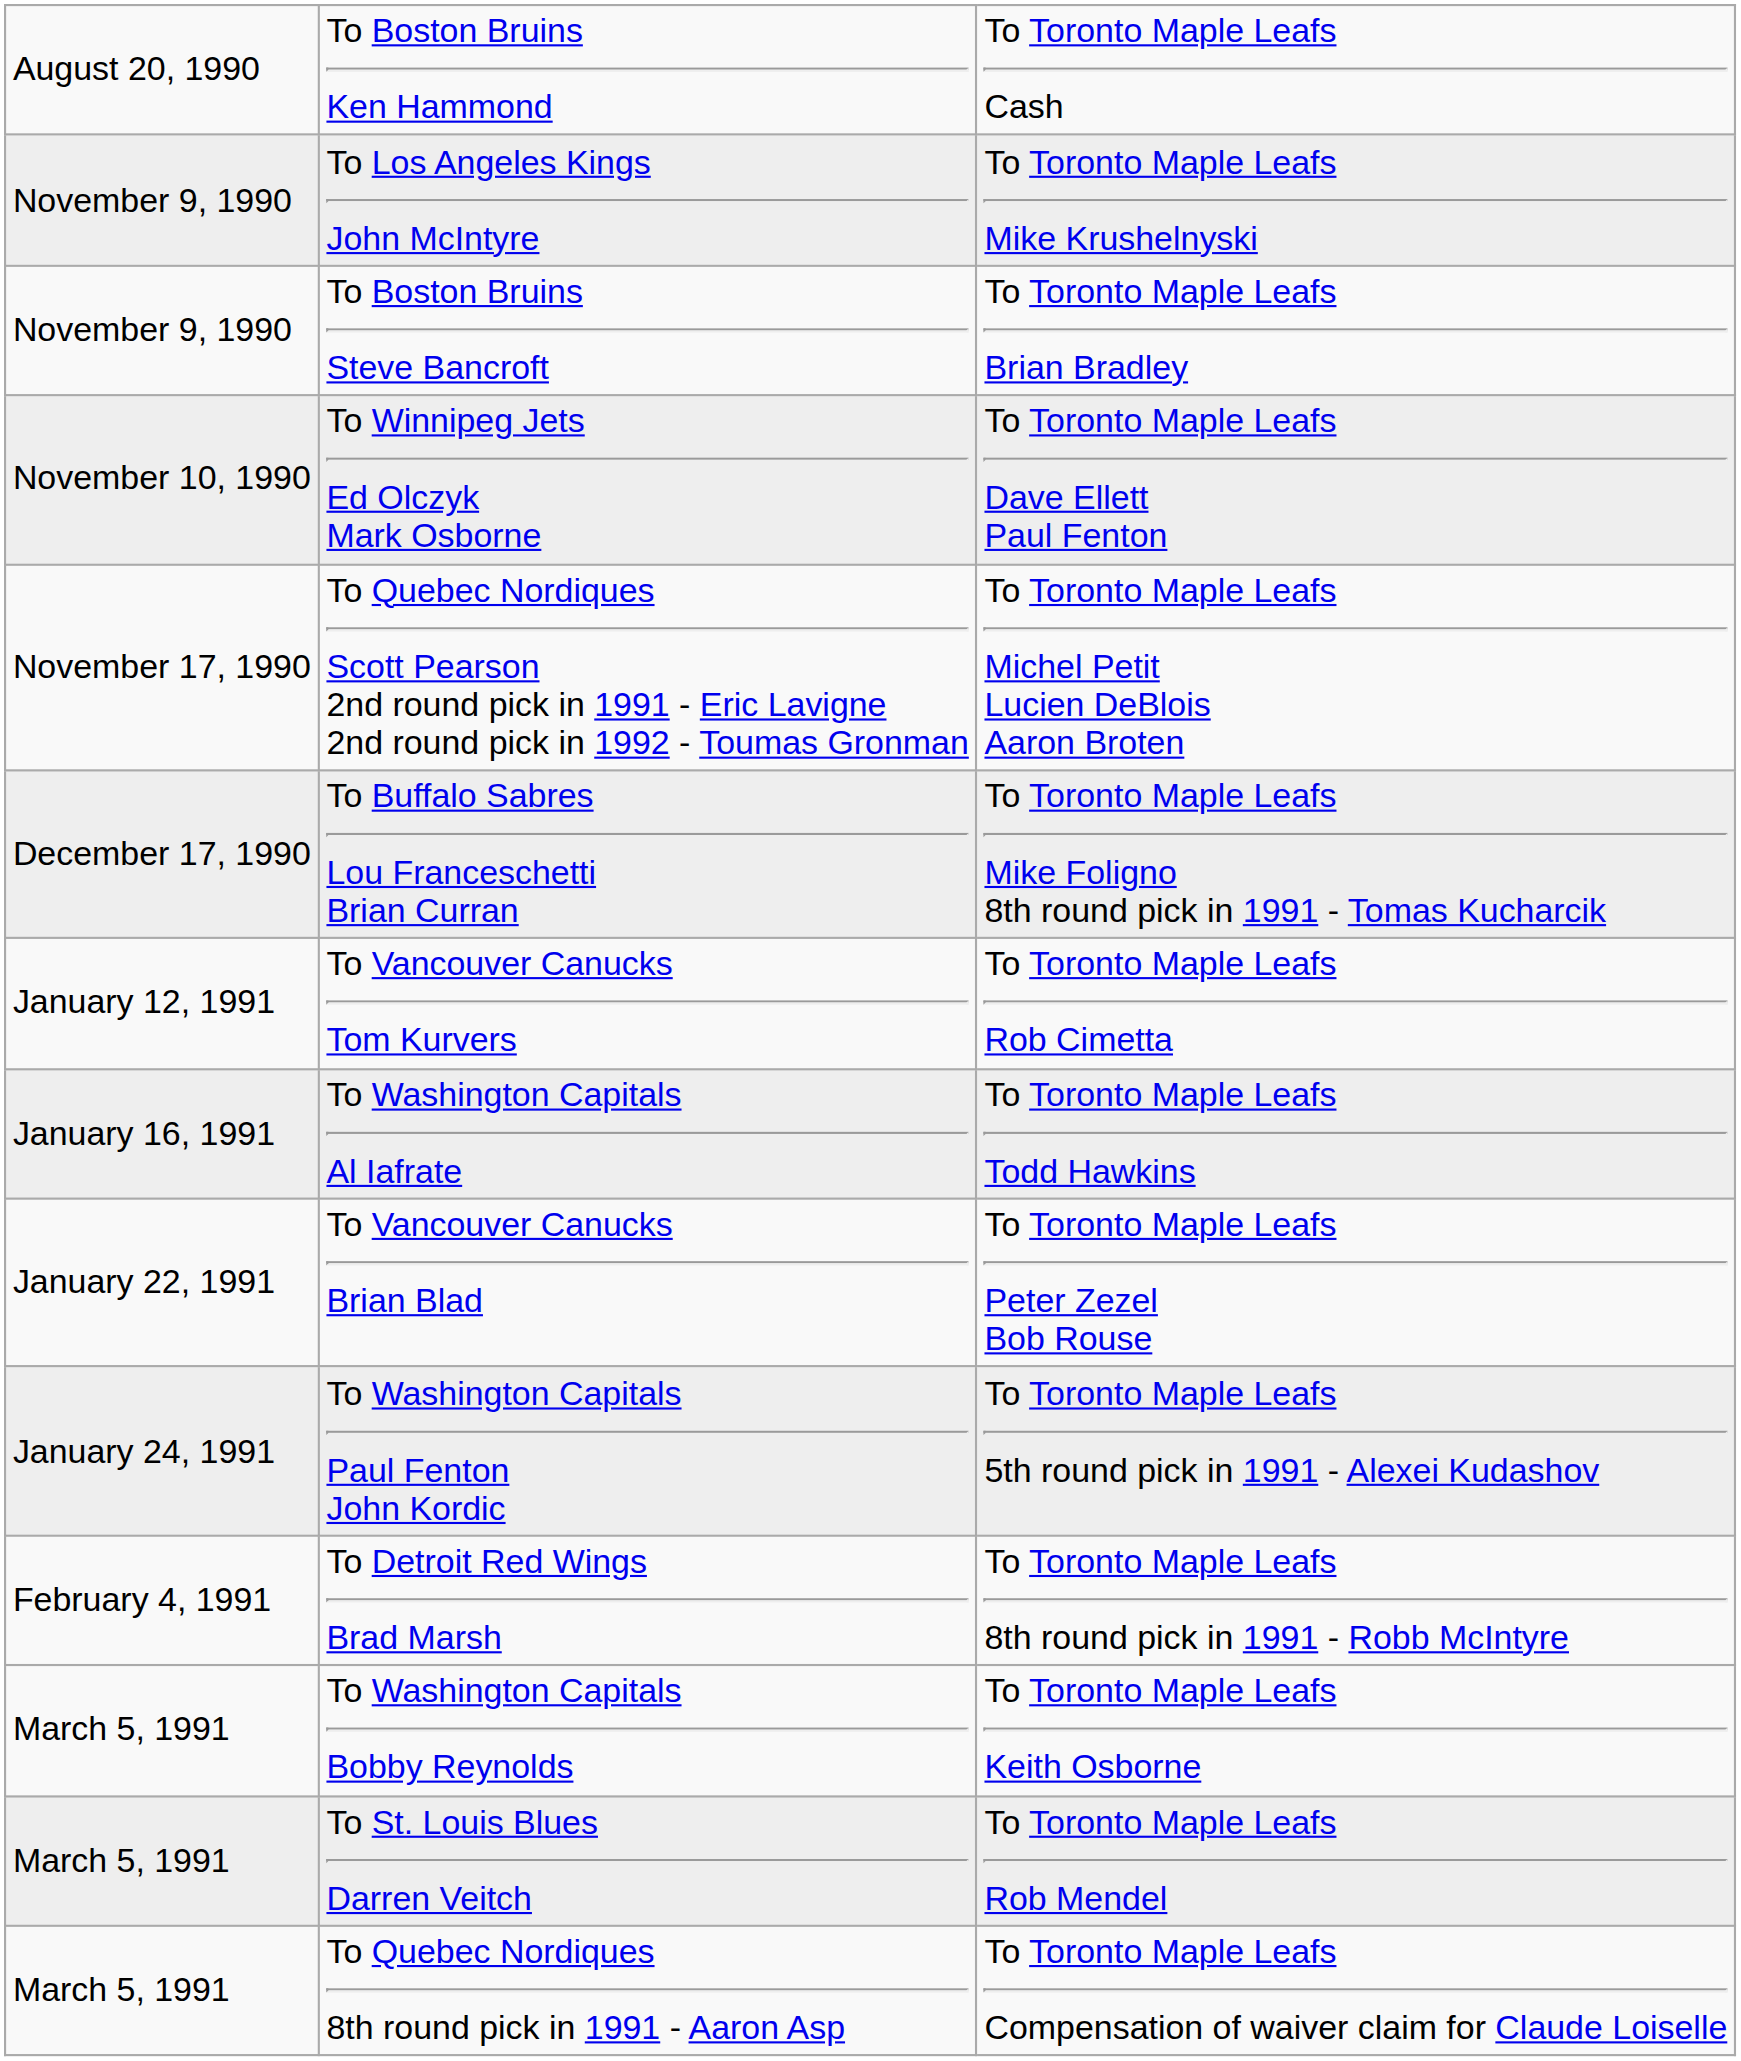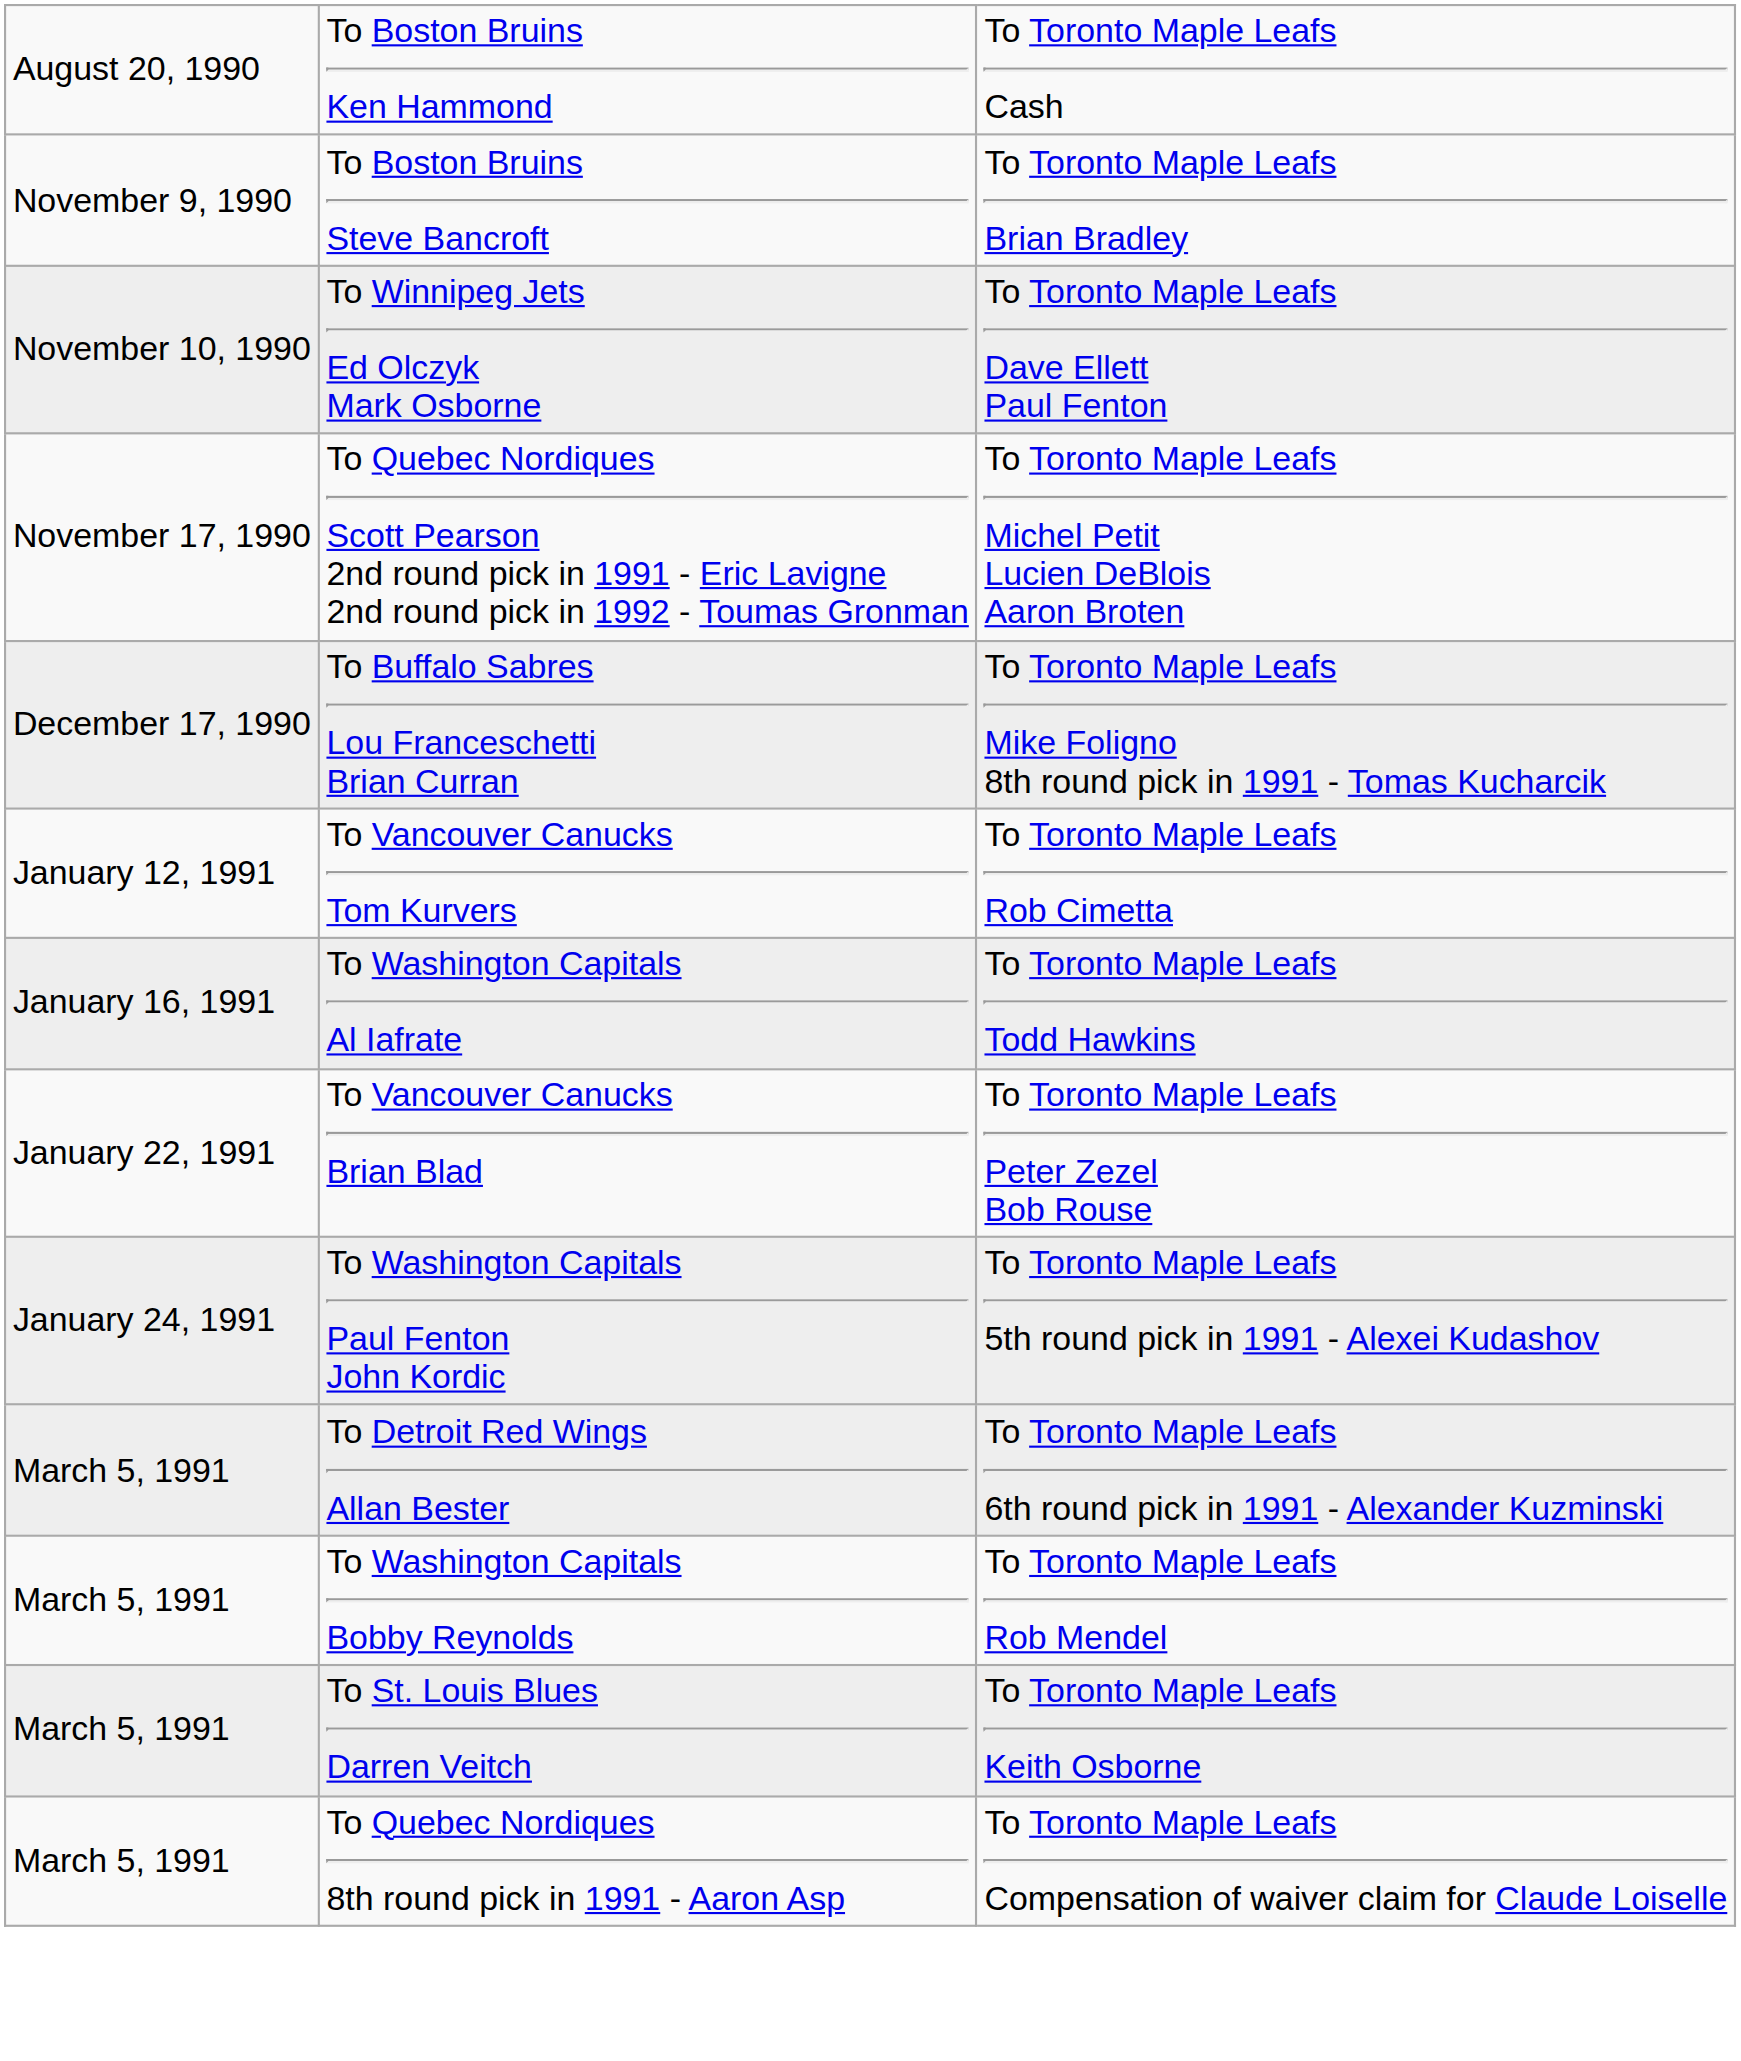- row: (648, 199)
- row: (648, 1599)
+ row: (648, 1469)
(1356, 1729) To Toronto Maple Leafs Keith Osborne -> (1356, 1599) To Toronto Maple Leafs Rob Mendel
(1356, 1859) To Toronto Maple Leafs Rob Mendel -> (1356, 1729) To Toronto Maple Leafs Keith Osborne
